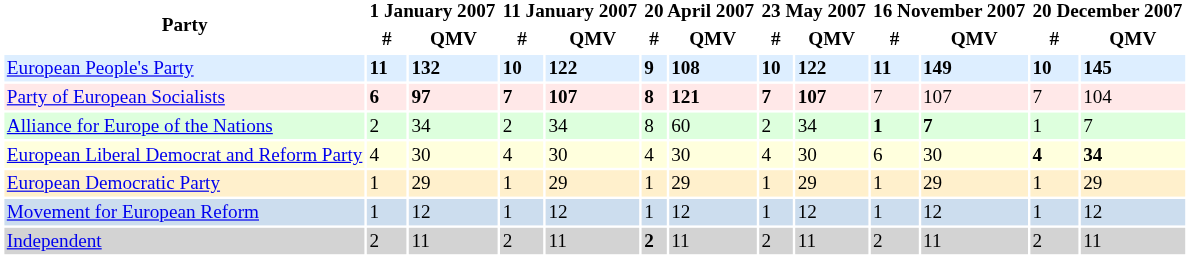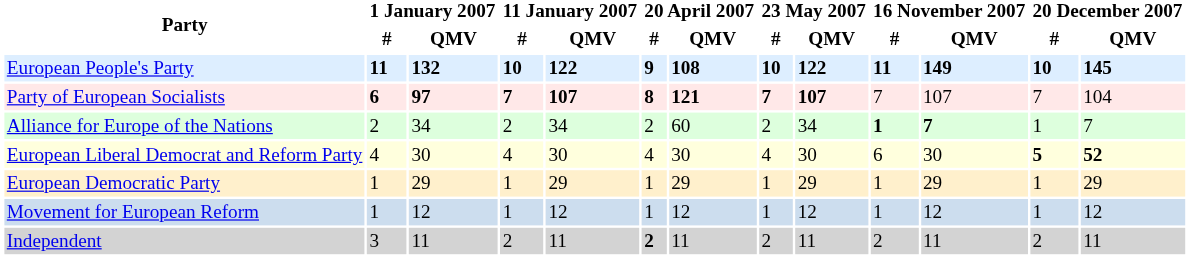(649, 125) 8 -> (649, 125) 2
(1037, 154) 4 -> (1037, 154) 5
(1093, 154) 34 -> (1093, 154) 52
(374, 240) 2 -> (374, 240) 3
